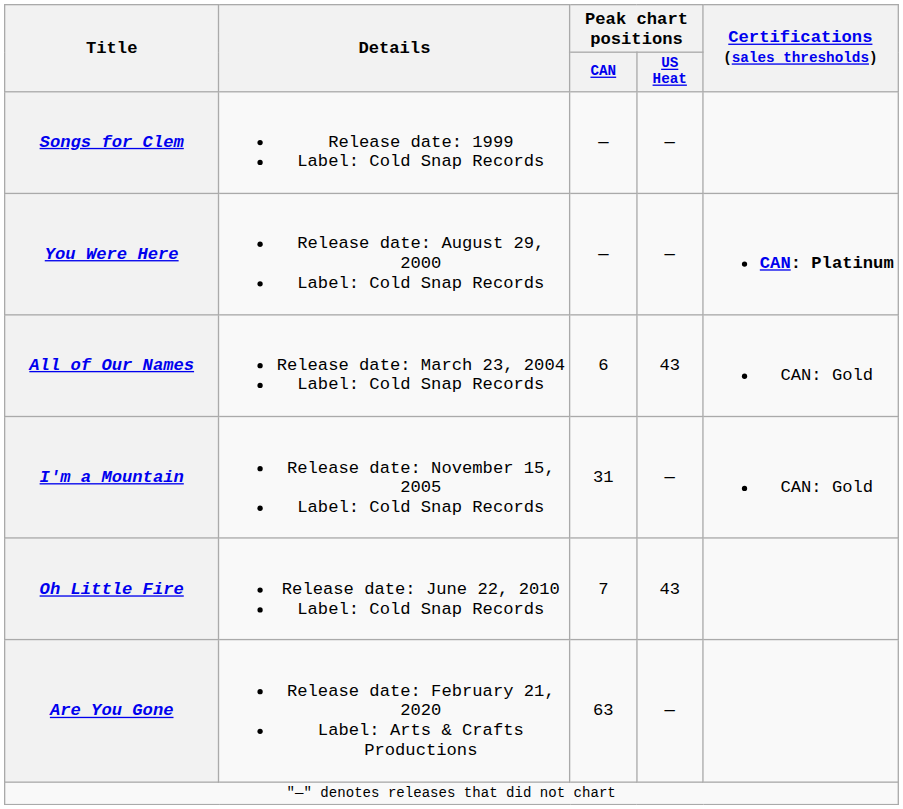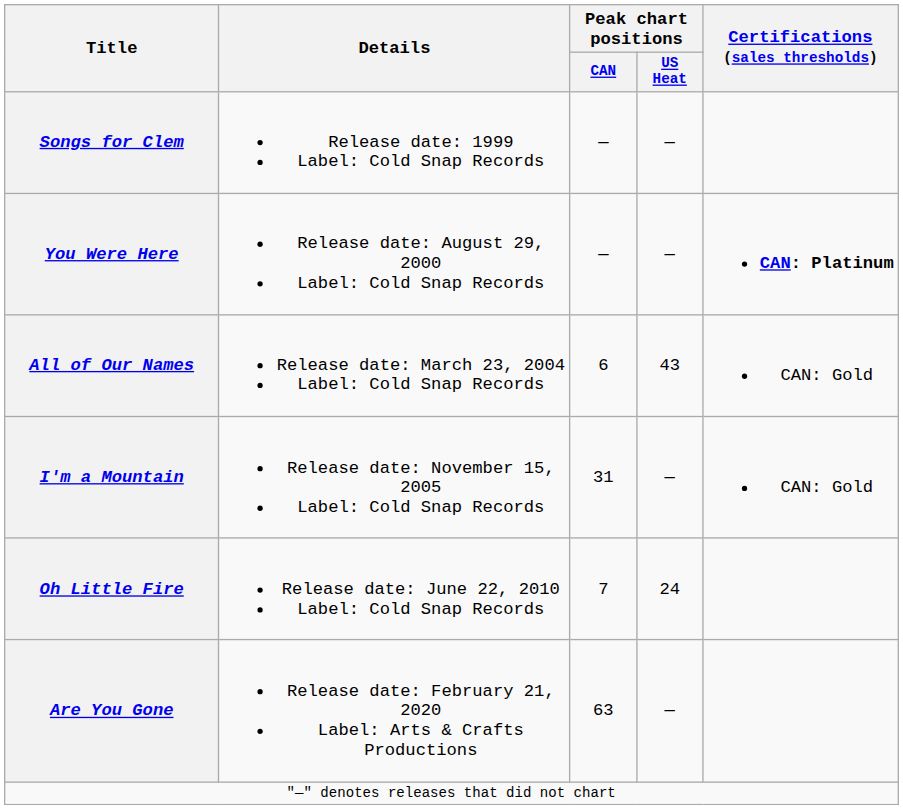(670, 589) 43 -> (670, 589) 24
